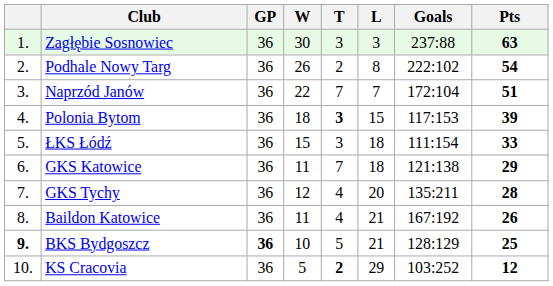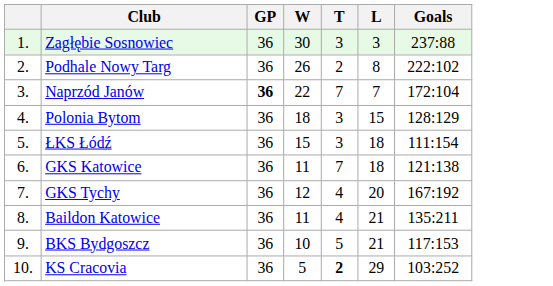- column: (510, 17)
(265, 92) normal -> (265, 92) bold
(339, 117) bold -> (339, 117) normal
(433, 117) 117:153 -> (433, 117) 128:129
(433, 192) 135:211 -> (433, 192) 167:192
(433, 218) 167:192 -> (433, 218) 135:211
(23, 243) bold -> (23, 243) normal
(265, 243) bold -> (265, 243) normal
(433, 243) 128:129 -> (433, 243) 117:153
